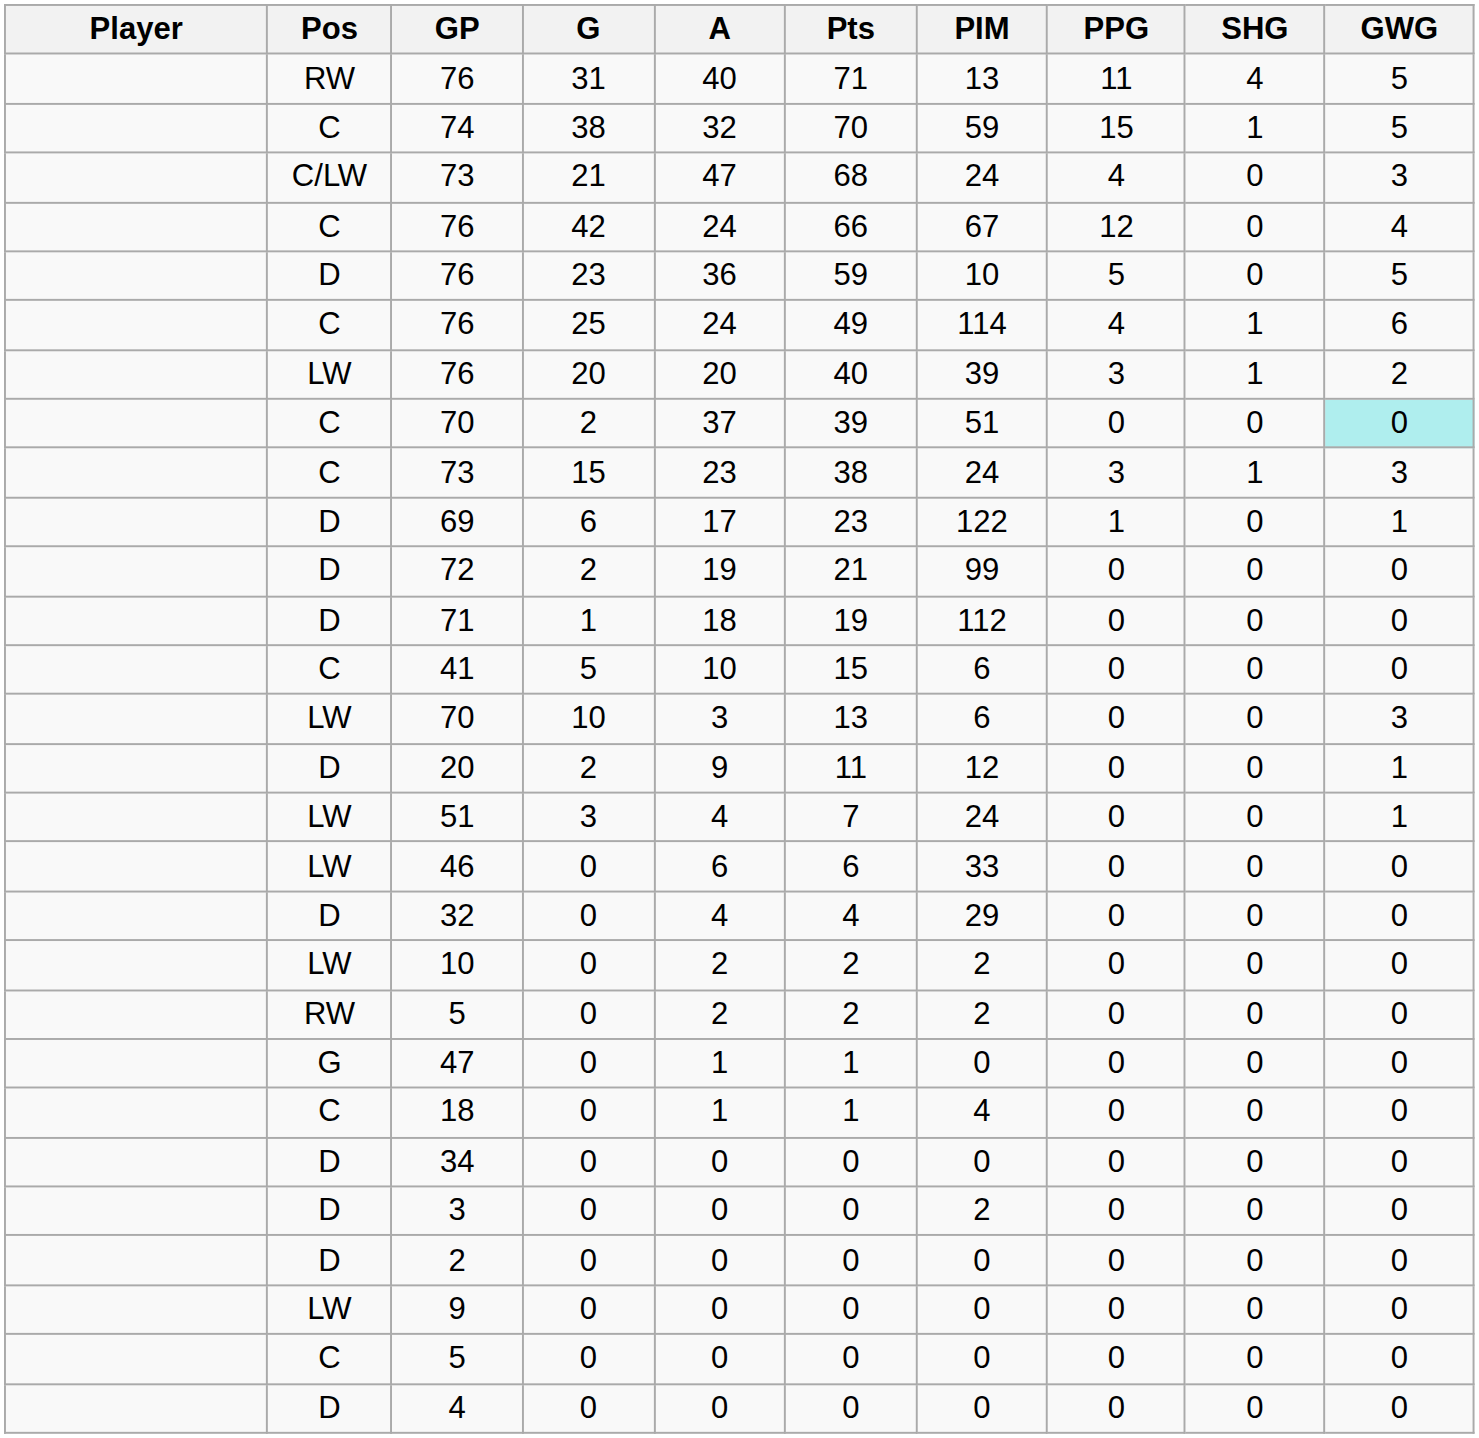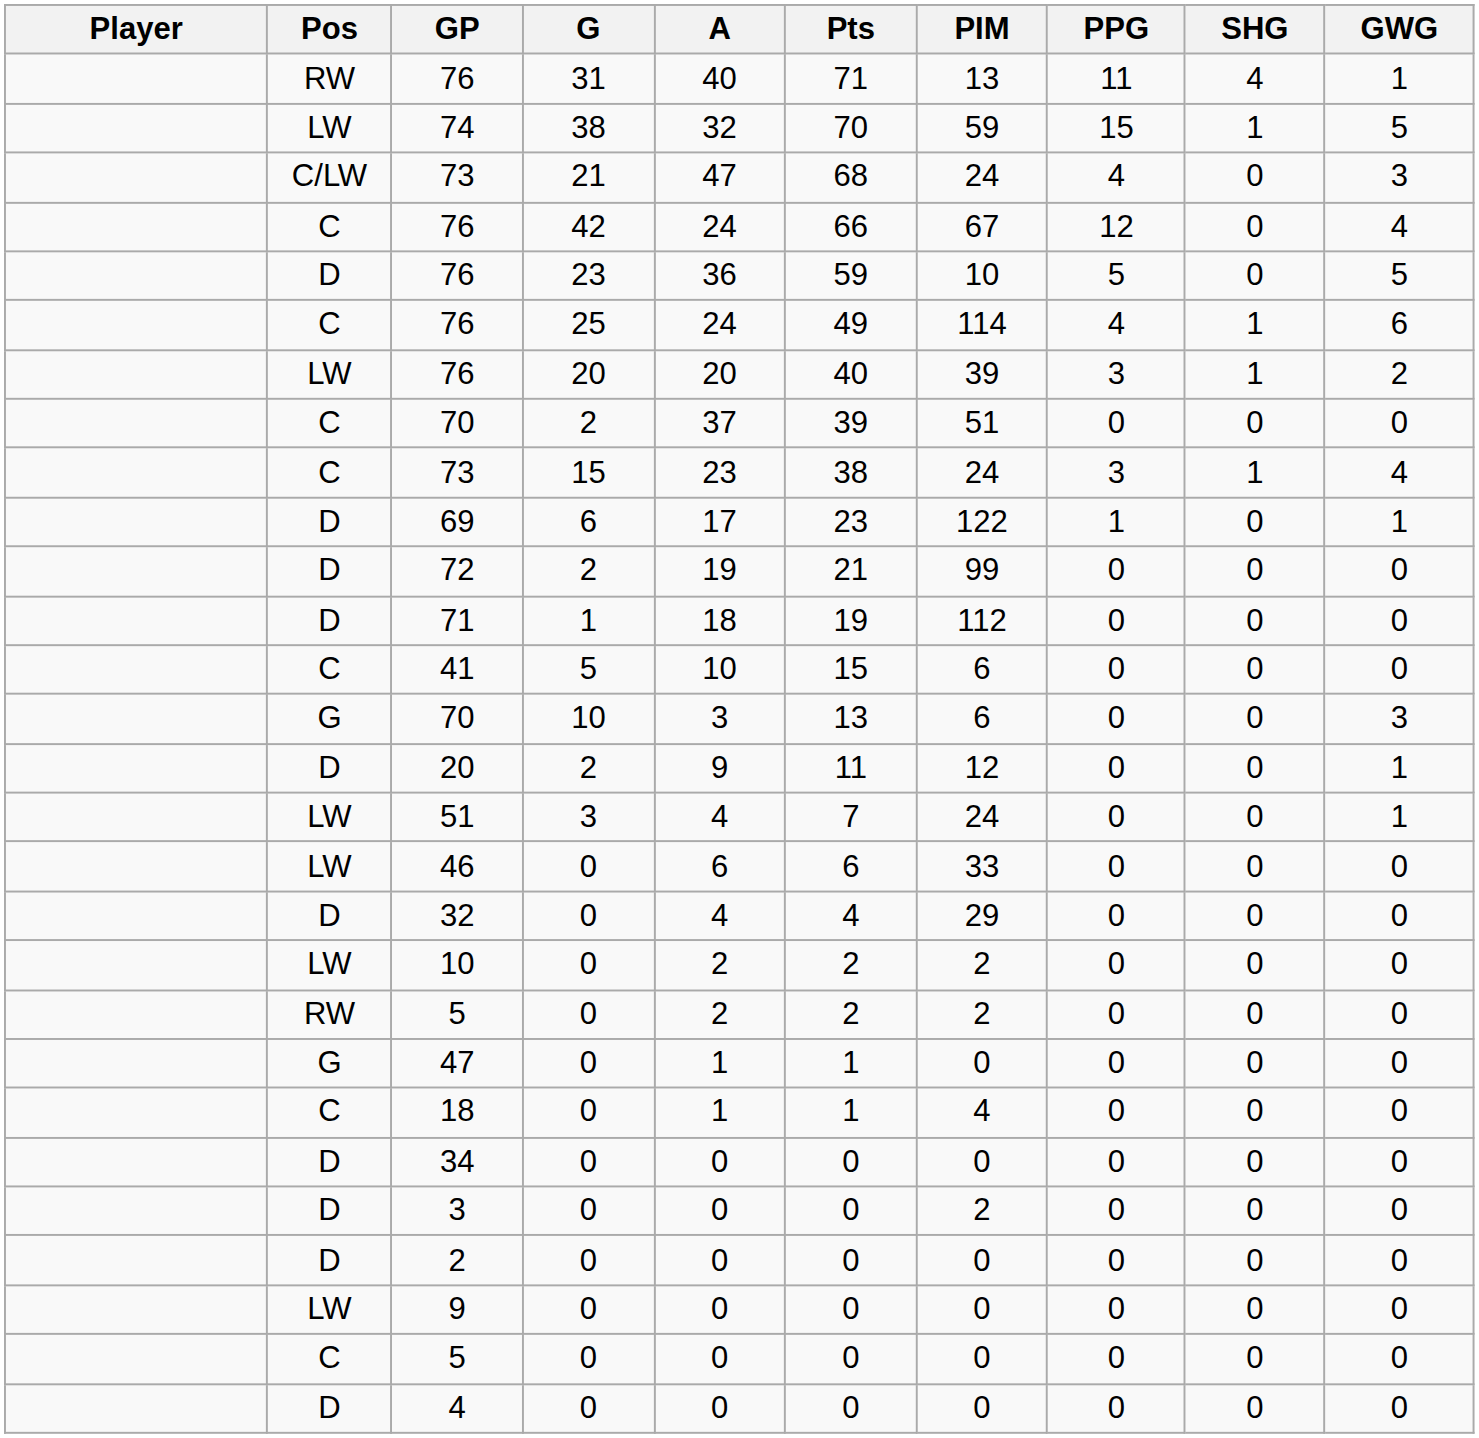(1399, 78) 5 -> (1399, 78) 1
(329, 127) C -> (329, 127) LW
(1399, 422) paleturquoise background -> (1399, 422) no background
(1399, 472) 3 -> (1399, 472) 4
(329, 718) LW -> (330, 718) G
